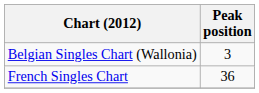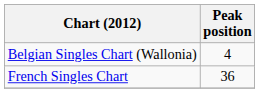(228, 54) 3 -> (228, 54) 4
